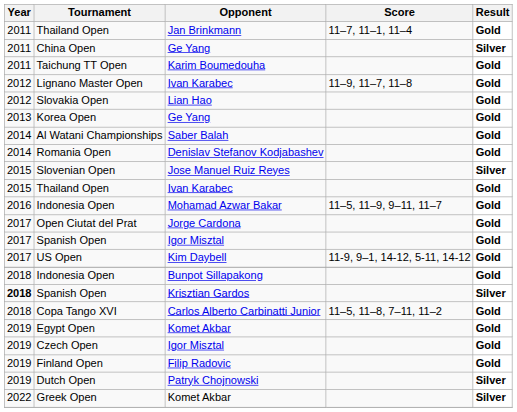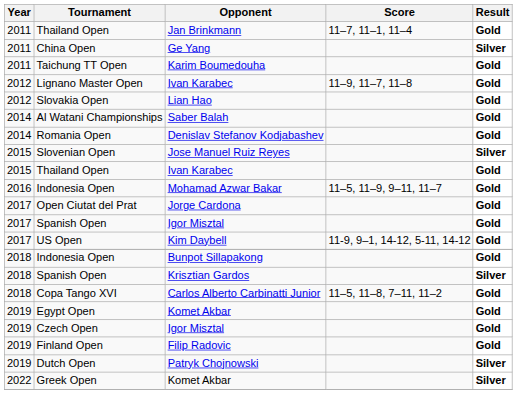- row: (66, 118)
(19, 293) bold -> (19, 275) normal
